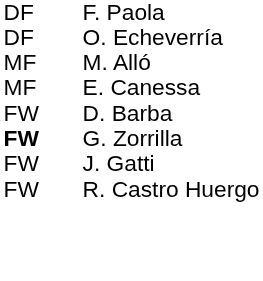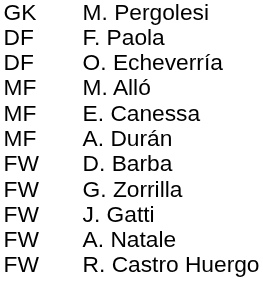+ row: (146, 12)
+ row: (127, 138)
(21, 138) bold -> (21, 189) normal
+ row: (129, 239)
